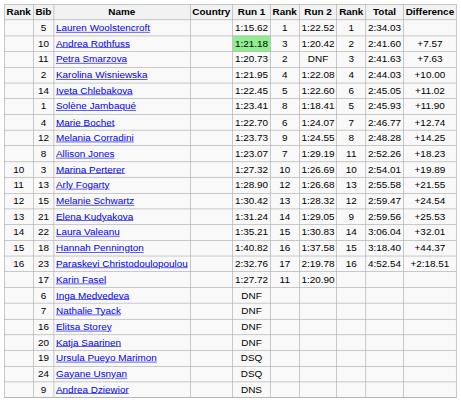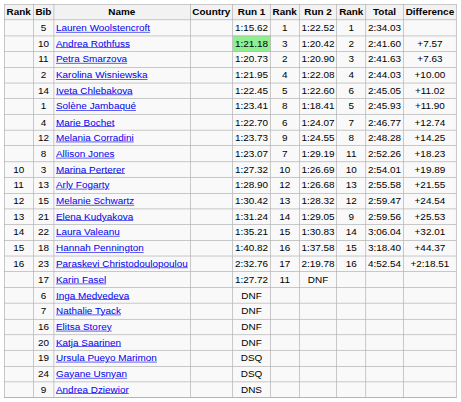(318, 59) DNF -> (318, 59) 1:20.90
(318, 279) 1:20.90 -> (318, 279) DNF
